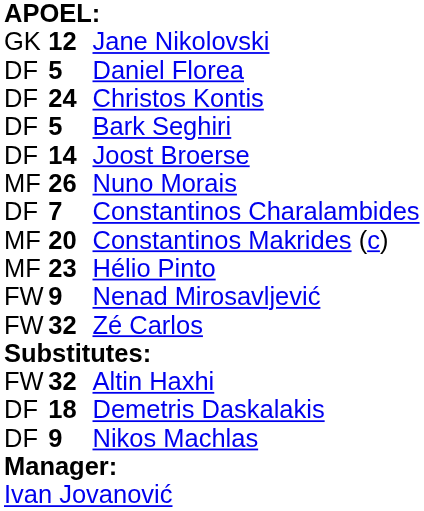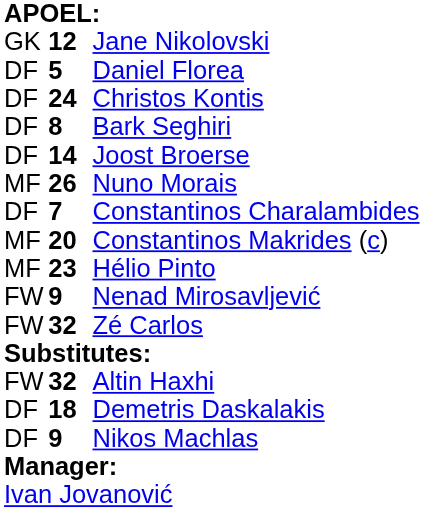(55, 126) 5 -> (55, 126) 8
